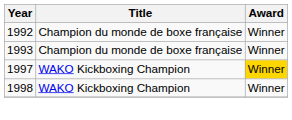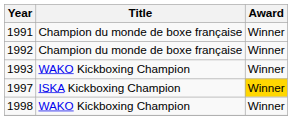+ row: (20, 32)
(140, 50) Champion du monde de boxe française -> (114, 69) WAKO Kickboxing Champion
(114, 69) WAKO Kickboxing Champion -> (110, 87) ISKA Kickboxing Champion
